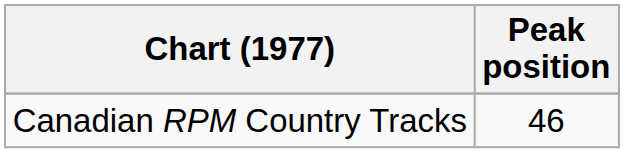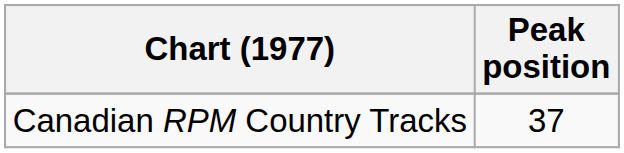(546, 119) 46 -> (546, 119) 37
